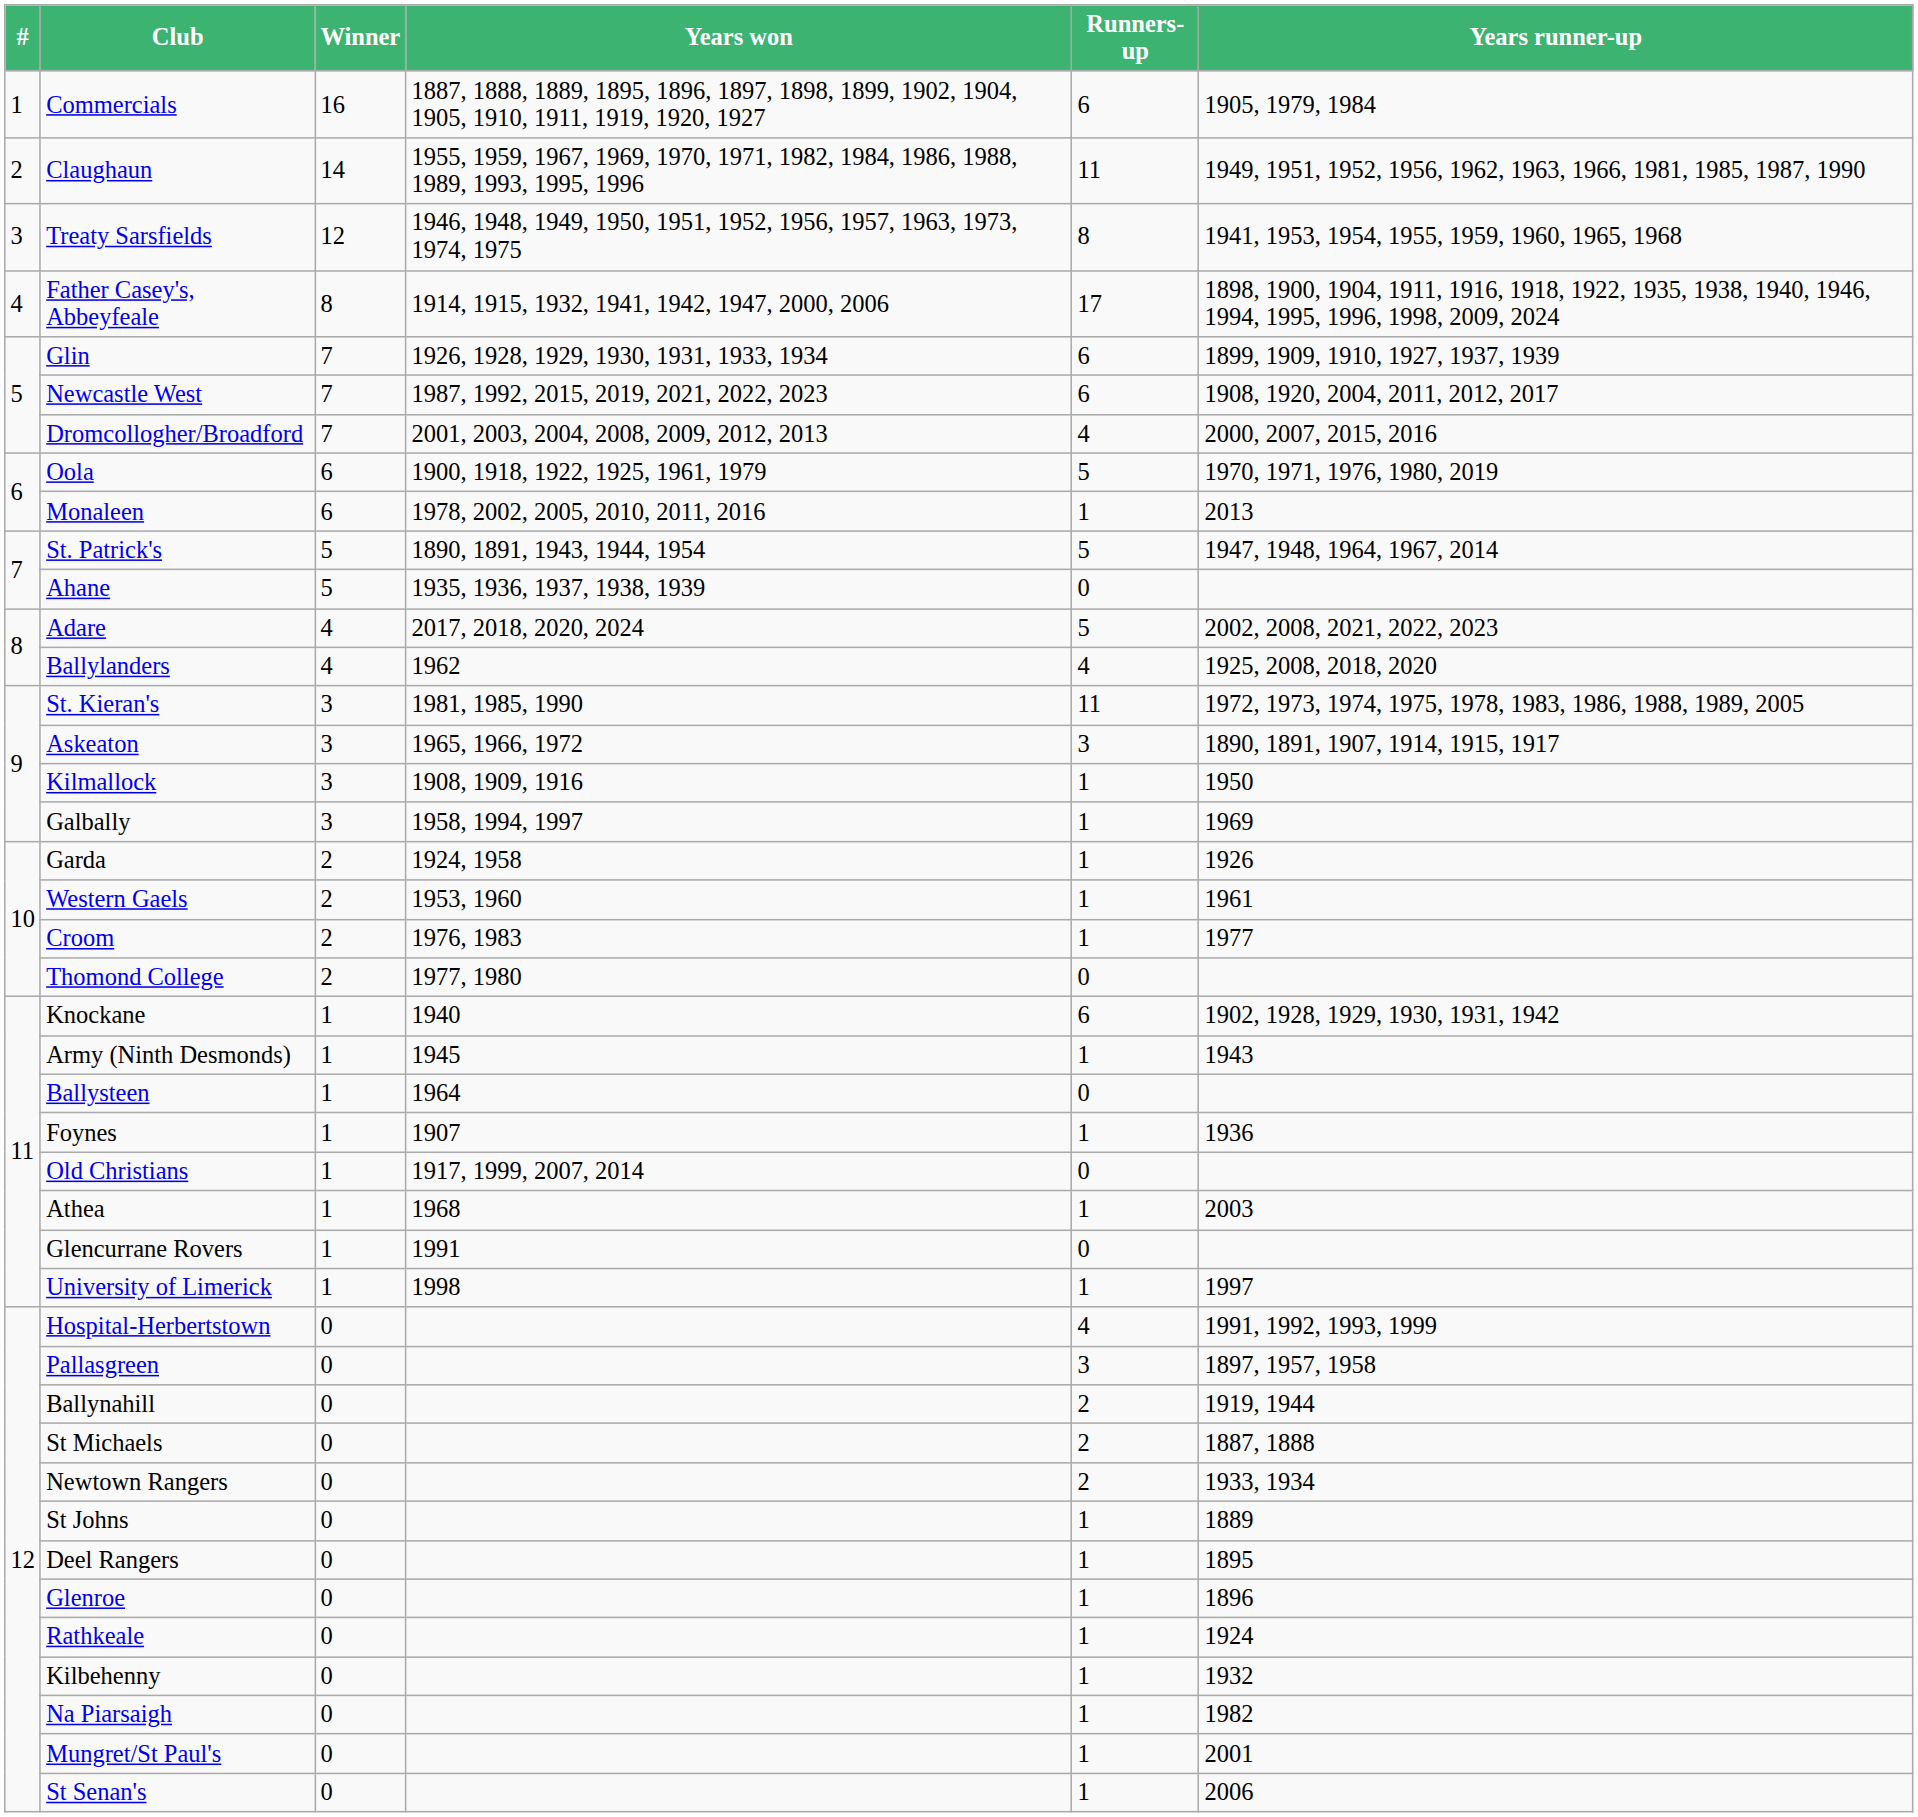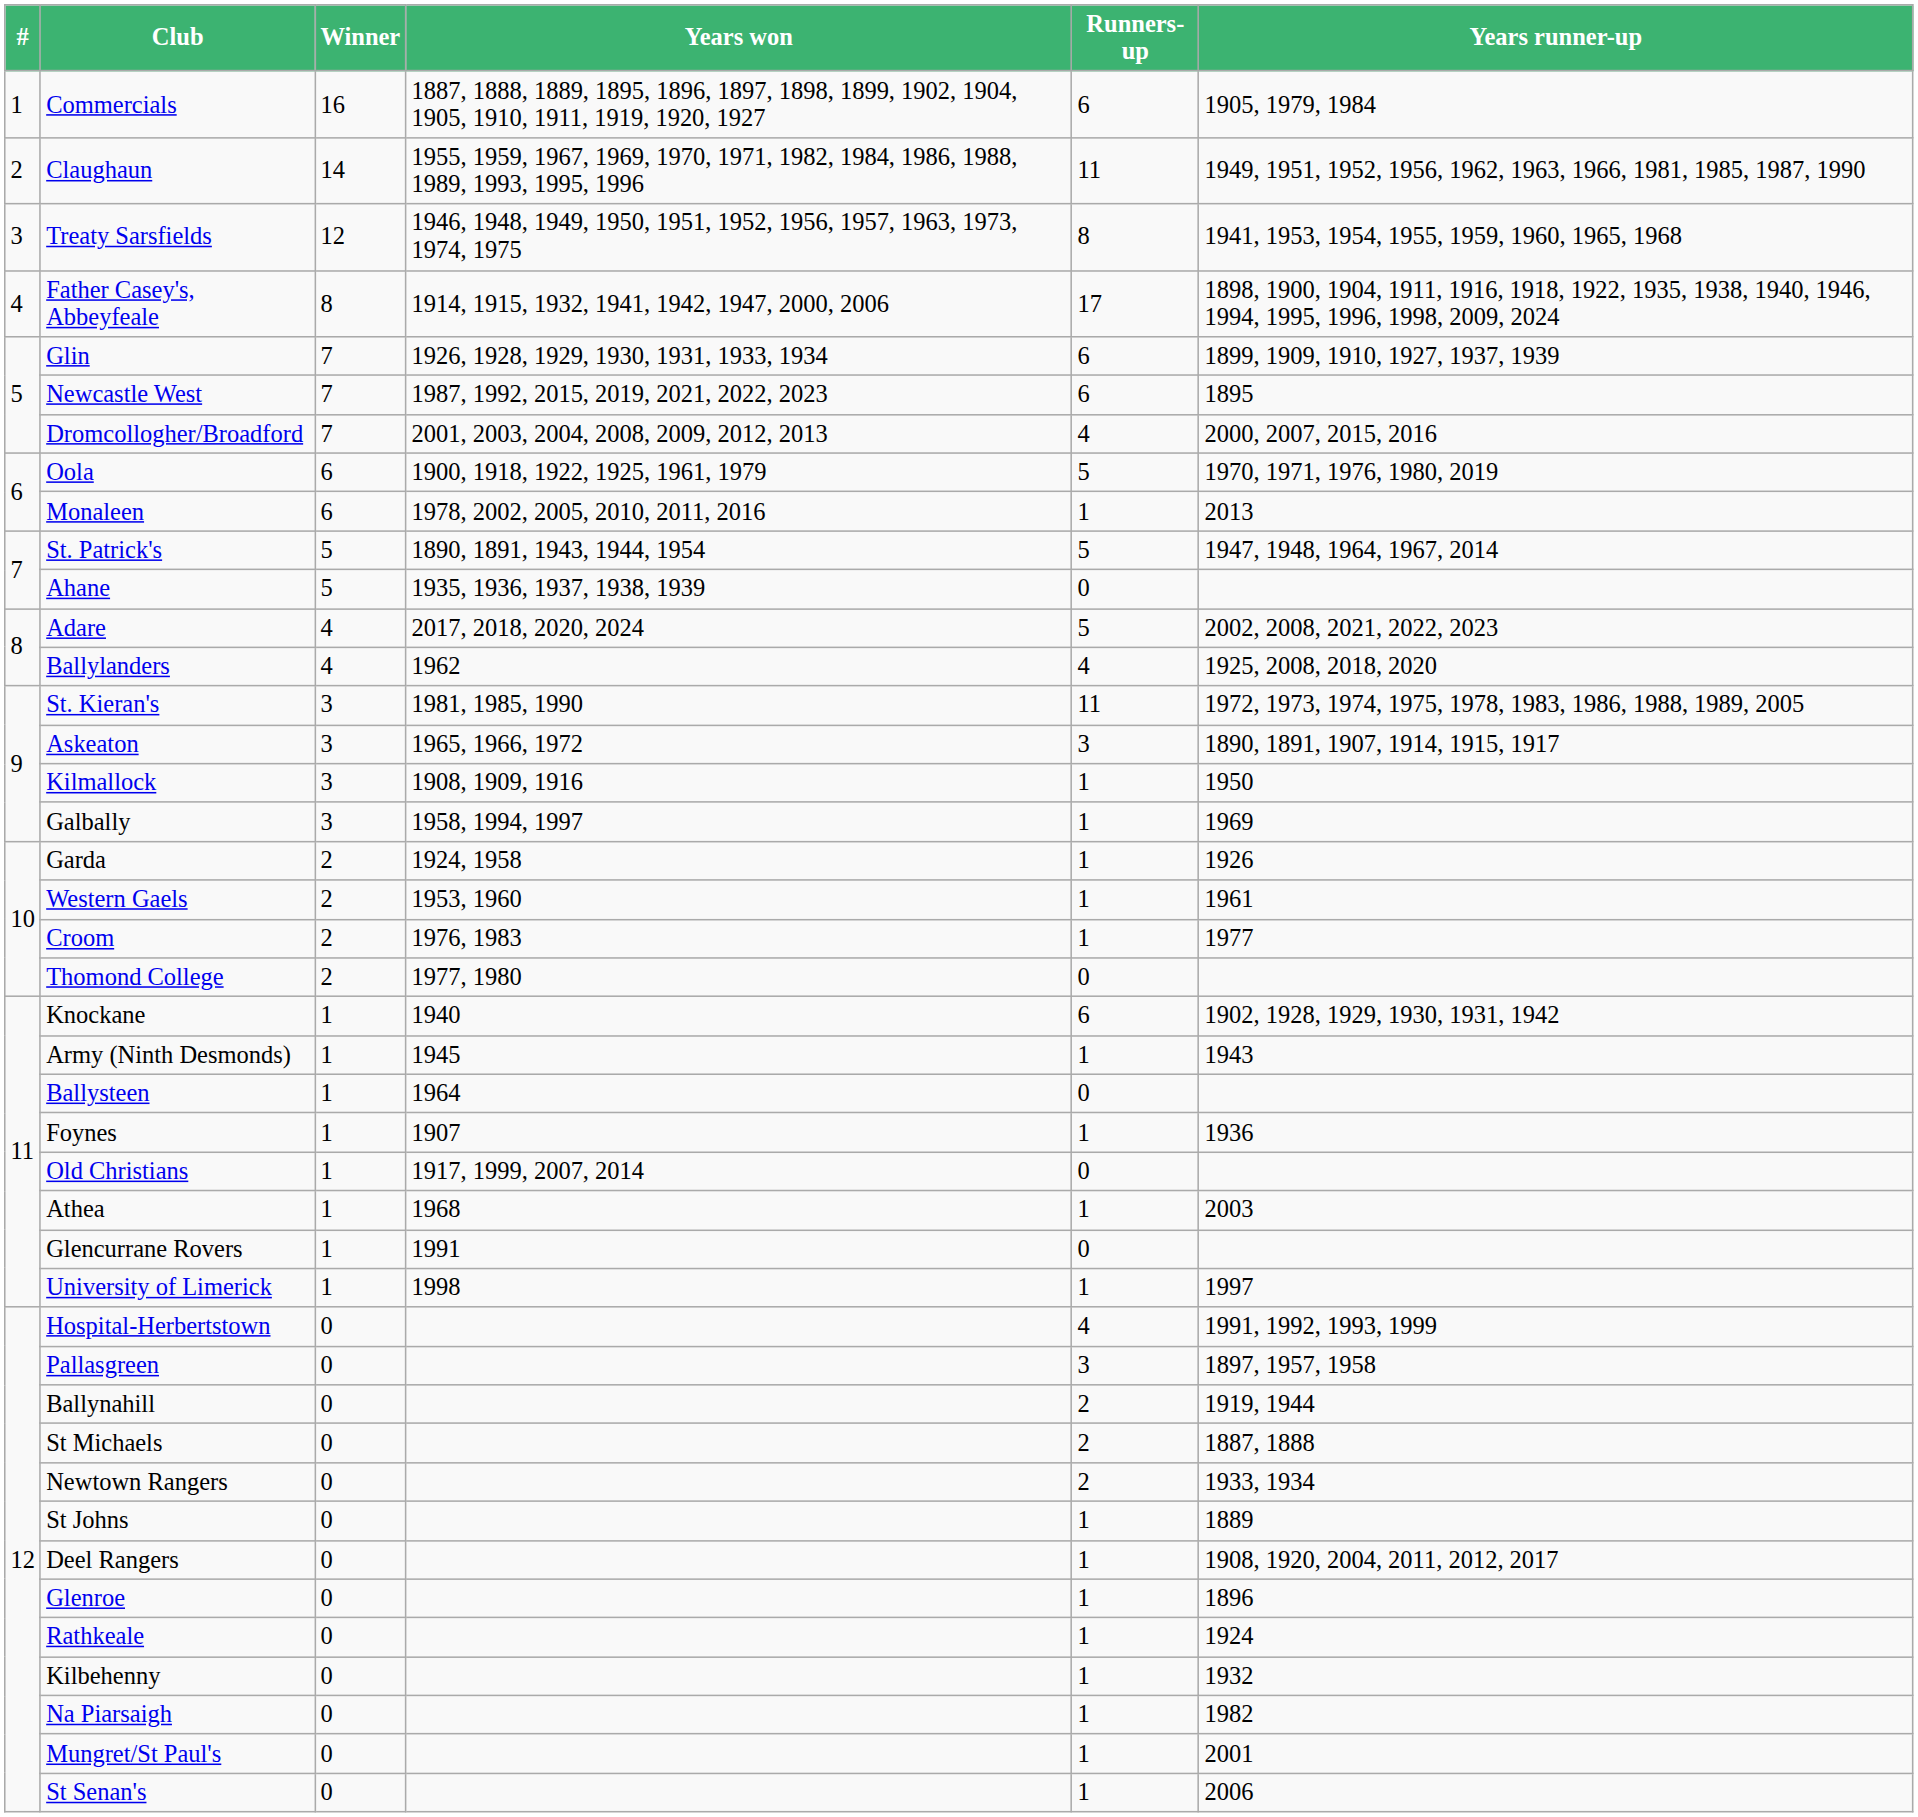(1382, 394) 1908, 1920, 2004, 2011, 2012, 2017 -> (1229, 394) 1895
(1229, 1559) 1895 -> (1382, 1559) 1908, 1920, 2004, 2011, 2012, 2017
